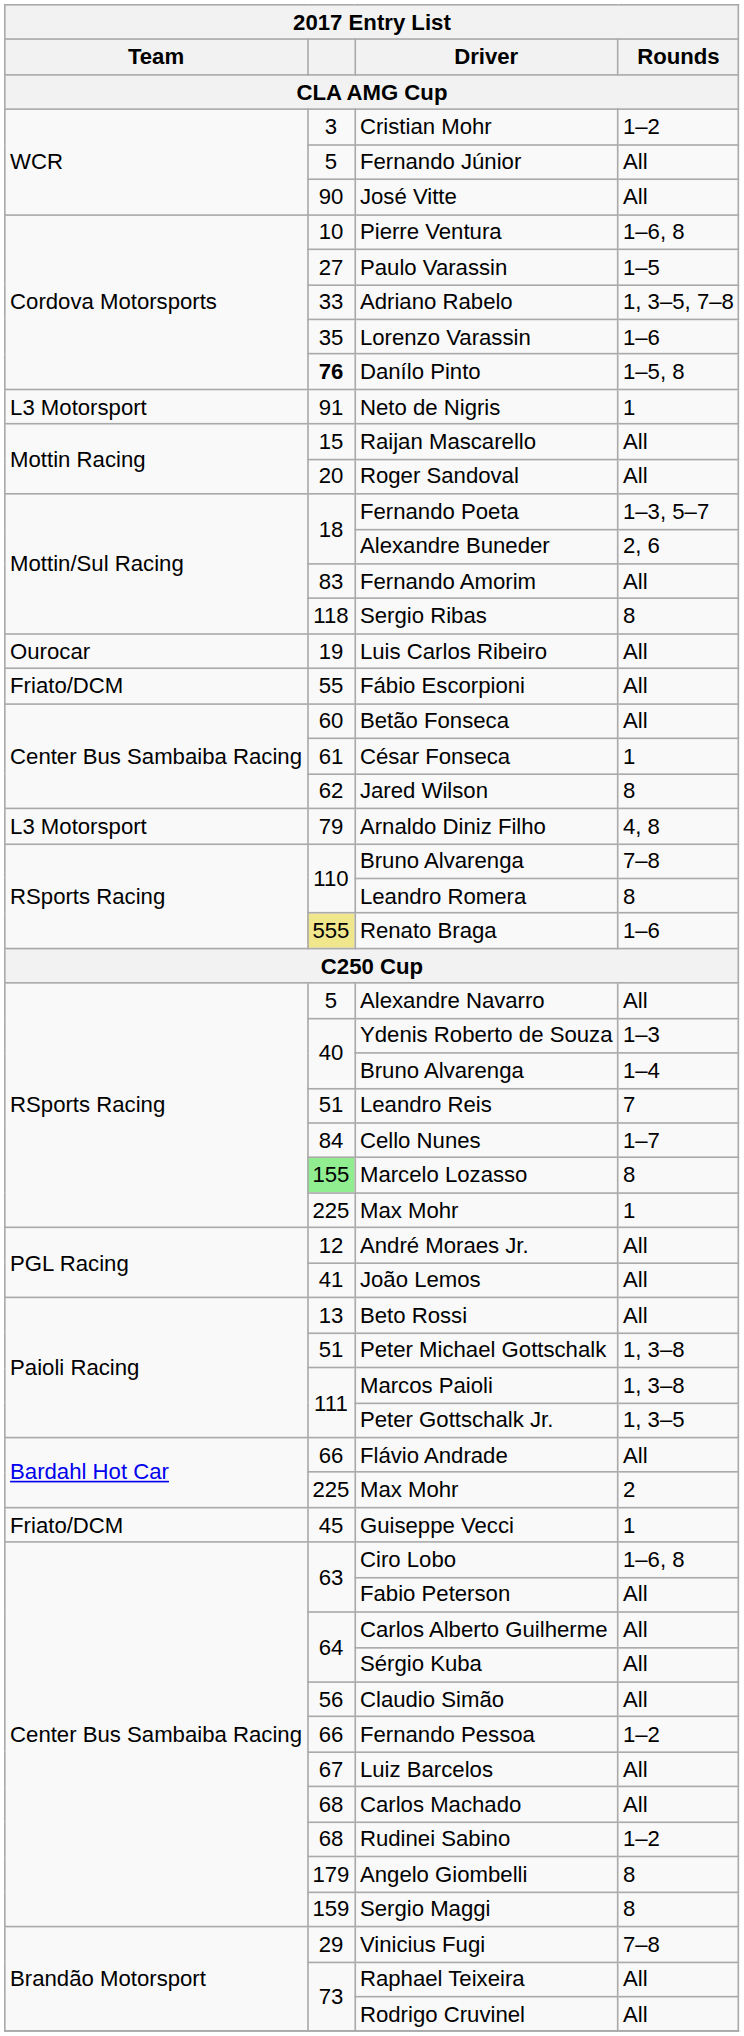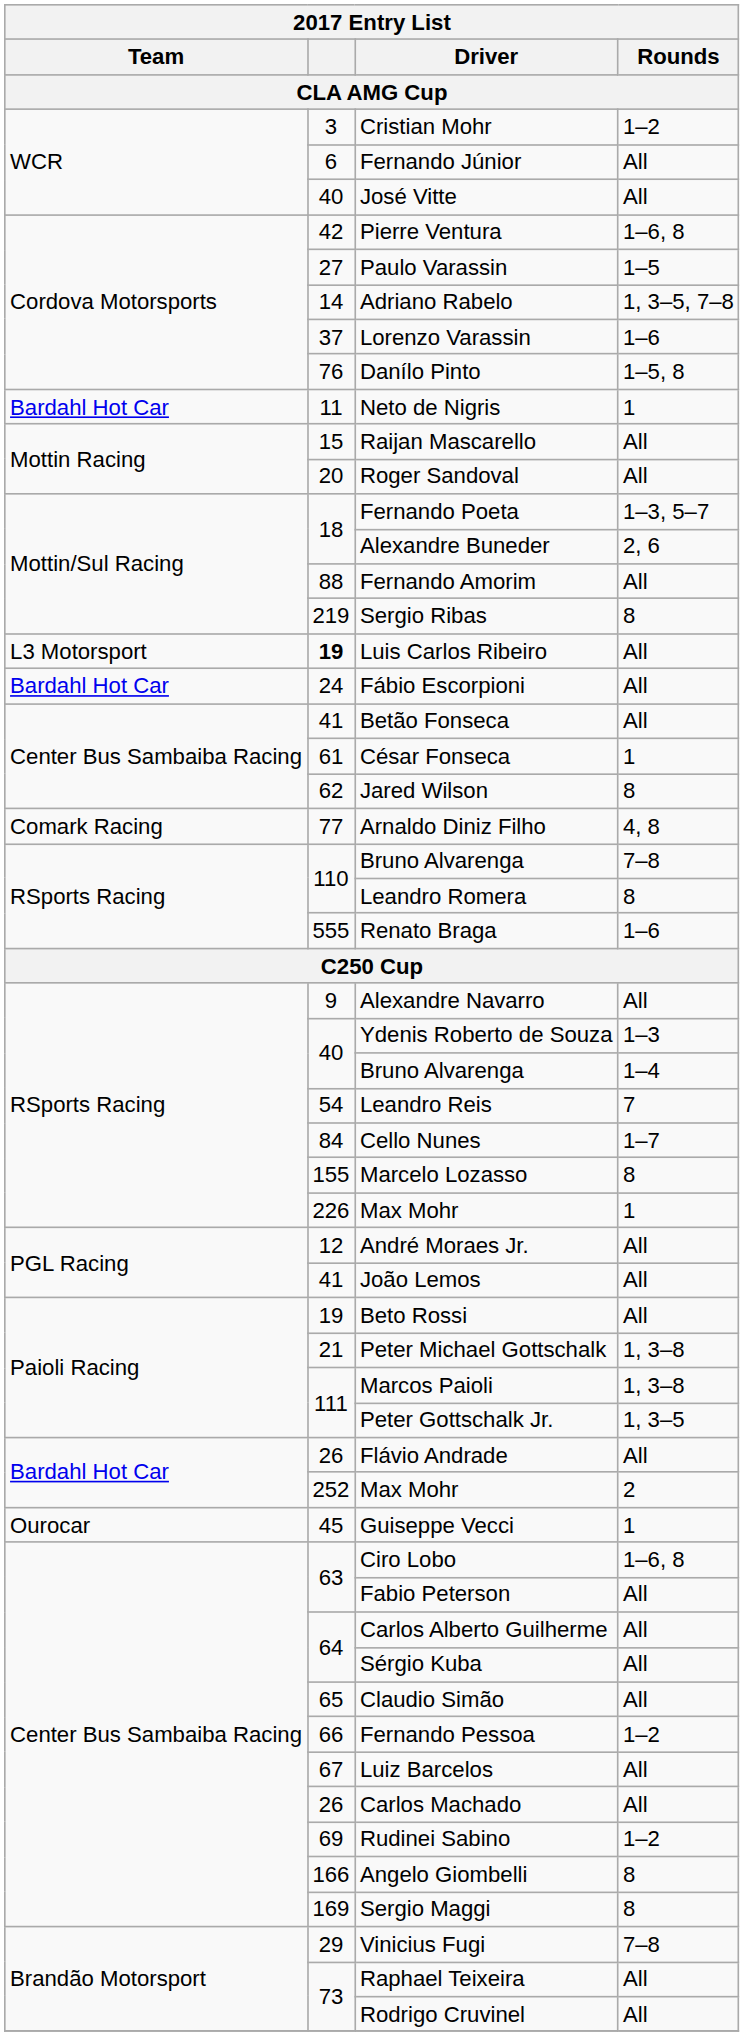(331, 162) 5 -> (331, 162) 6
(331, 197) 90 -> (331, 197) 40
(331, 232) 10 -> (331, 232) 42
(331, 301) 33 -> (331, 301) 14
(331, 336) 35 -> (331, 336) 37
(331, 371) bold -> (331, 371) normal
(78, 406) L3 Motorsport -> (89, 406) Bardahl Hot Car
(331, 406) 91 -> (331, 406) 11
(331, 581) 83 -> (331, 581) 88
(331, 616) 118 -> (331, 616) 219
(50, 651) Ourocar -> (78, 651) L3 Motorsport
(331, 651) normal -> (331, 651) bold
(67, 686) Friato/DCM -> (89, 686) Bardahl Hot Car
(331, 686) 55 -> (331, 686) 24
(331, 721) 60 -> (331, 721) 41
(78, 826) L3 Motorsport -> (86, 826) Comark Racing
(331, 826) 79 -> (331, 826) 77
(331, 930) khaki background -> (331, 930) no background
(331, 1000) 5 -> (331, 1000) 9
(331, 1105) 51 -> (331, 1105) 54
(331, 1175) lightgreen background -> (331, 1175) no background
(331, 1210) 225 -> (331, 1210) 226
(331, 1315) 13 -> (331, 1315) 19
(331, 1350) 51 -> (331, 1350) 21
(331, 1455) 66 -> (331, 1455) 26
(331, 1489) 225 -> (331, 1489) 252
(67, 1524) Friato/DCM -> (50, 1524) Ourocar
(331, 1699) 56 -> (331, 1699) 65
(331, 1804) 68 -> (331, 1804) 26
(331, 1839) 68 -> (331, 1839) 69
(331, 1874) 179 -> (331, 1874) 166
(331, 1909) 159 -> (331, 1909) 169
